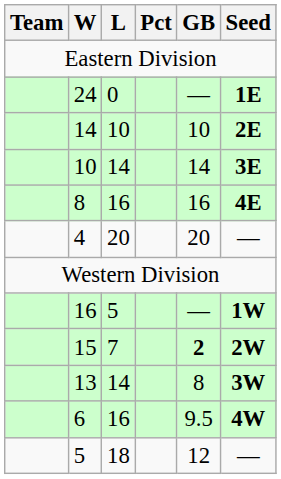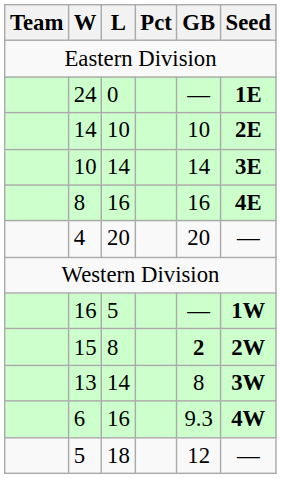(113, 346) 7 -> (113, 346) 8
(199, 418) 9.5 -> (199, 418) 9.3
